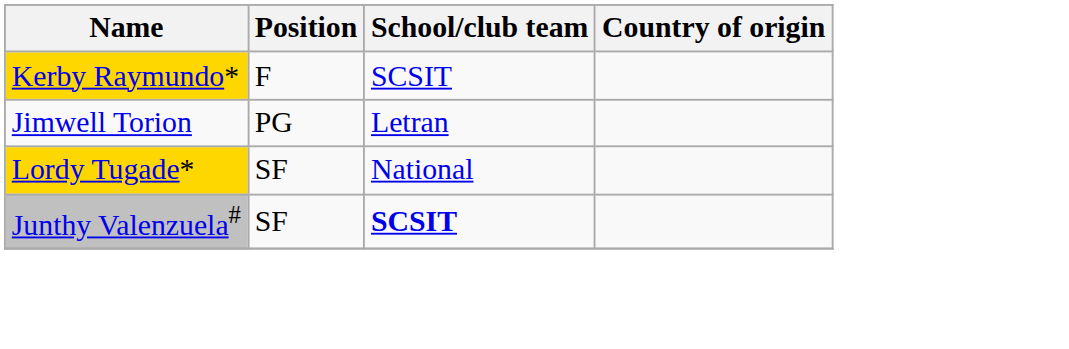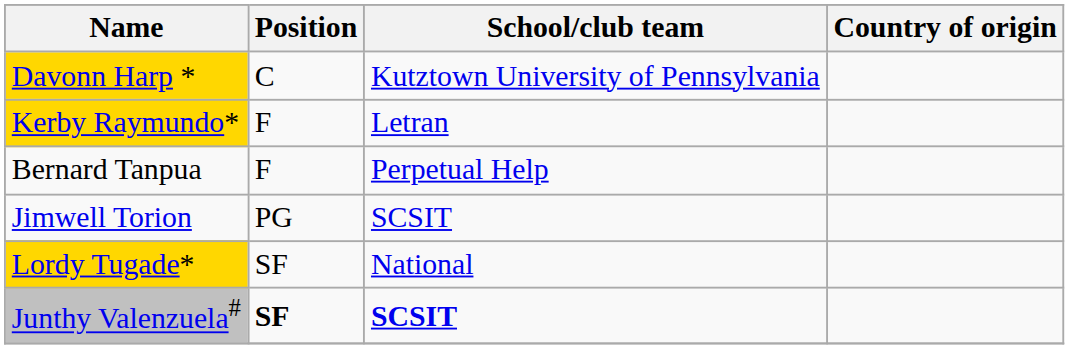+ row: (104, 75)
(411, 75) SCSIT -> (410, 122) Letran
+ row: (107, 169)
(410, 122) Letran -> (411, 216) SCSIT
(271, 220) normal -> (272, 315) bold
